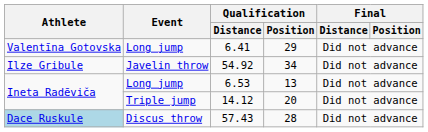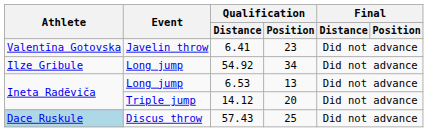(155, 47) Long jump -> (167, 47) Javelin throw
(291, 47) 29 -> (291, 47) 23
(167, 65) Javelin throw -> (155, 65) Long jump
(291, 118) 28 -> (291, 118) 25
